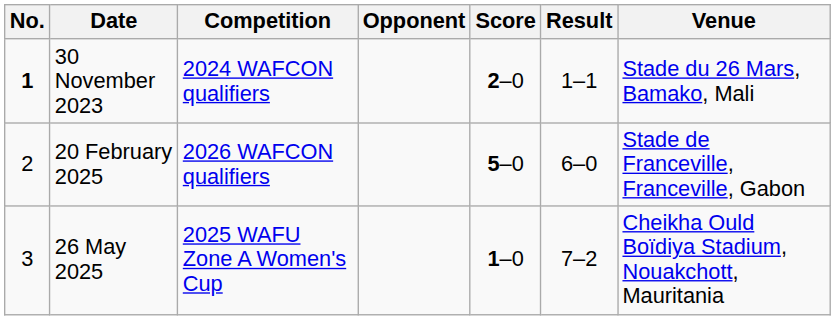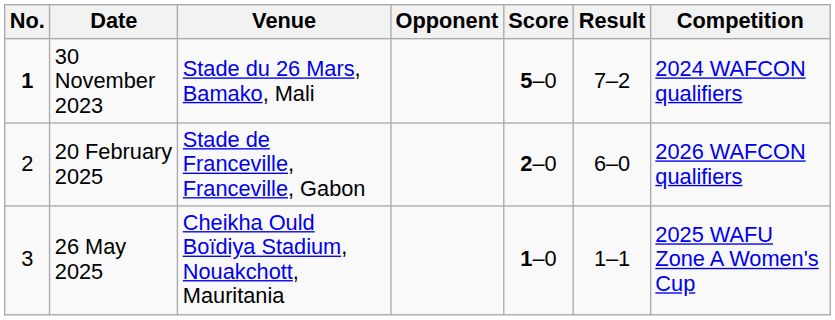columns swapped: (724, 21) <-> (268, 21)
(506, 80) 2–0 -> (539, 80) 5–0
(579, 80) 1–1 -> (612, 80) 7–2
(506, 164) 5–0 -> (539, 164) 2–0
(579, 259) 7–2 -> (612, 259) 1–1
